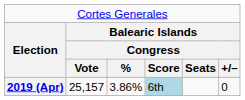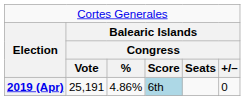(87, 87) 25,157 -> (87, 87) 25,191
(126, 87) 3.86% -> (126, 87) 4.86%
